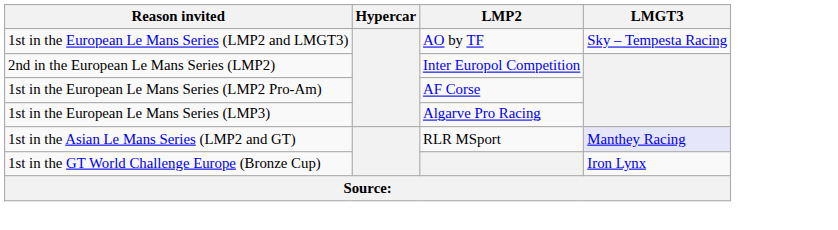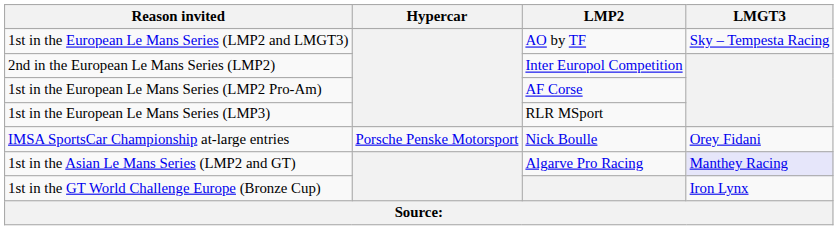(482, 114) Algarve Pro Racing -> (564, 114) RLR MSport
+ row: (149, 138)
(462, 138) RLR MSport -> (584, 163) Algarve Pro Racing
